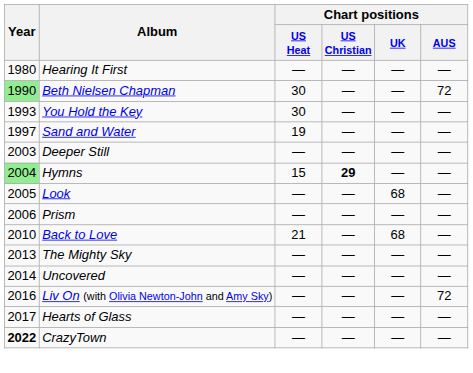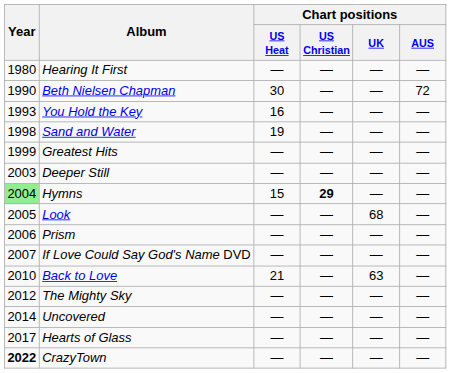(22, 91) lightgreen background -> (22, 91) no background
(299, 111) 30 -> (277, 111) 16
(22, 132) 1997 -> (22, 132) 1998
+ row: (80, 152)
+ row: (146, 255)
(398, 234) 68 -> (376, 276) 63
(22, 255) 2013 -> (22, 296) 2012
- row: (157, 296)
